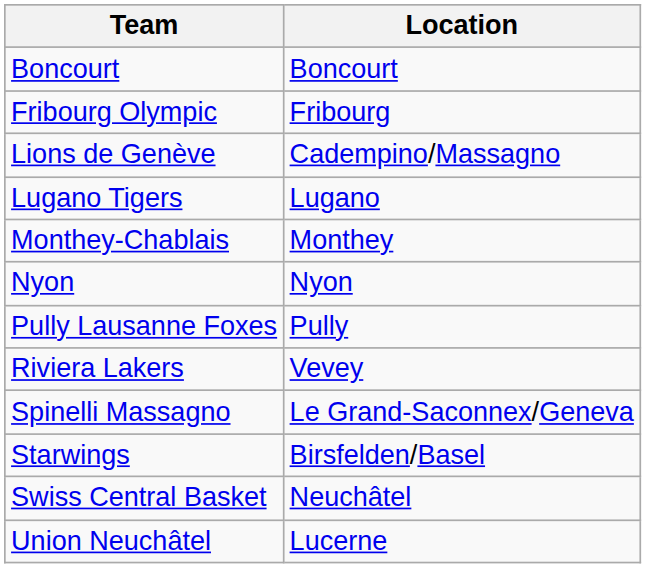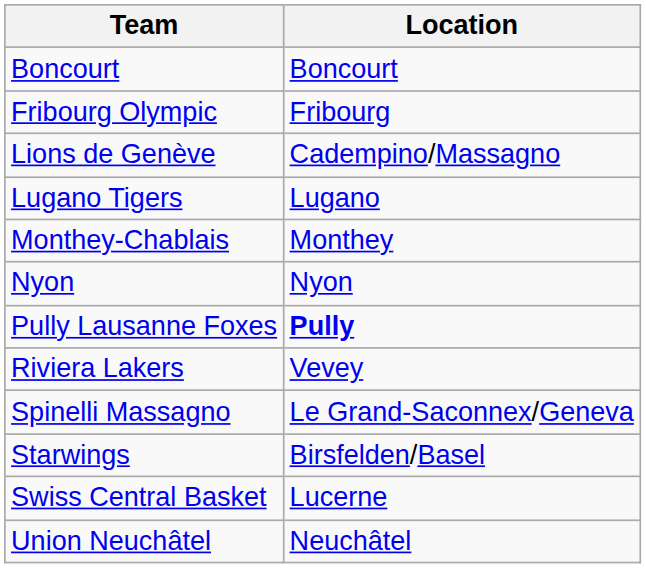(319, 326) normal -> (322, 326) bold
(350, 497) Neuchâtel -> (338, 497) Lucerne
(338, 540) Lucerne -> (350, 540) Neuchâtel
